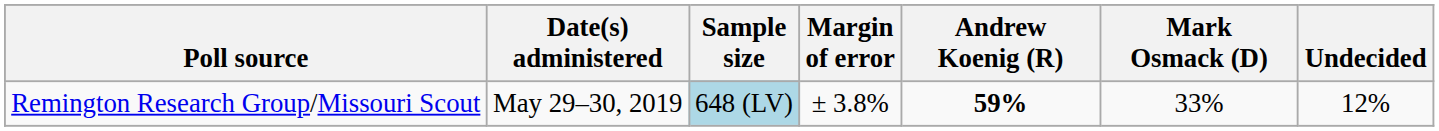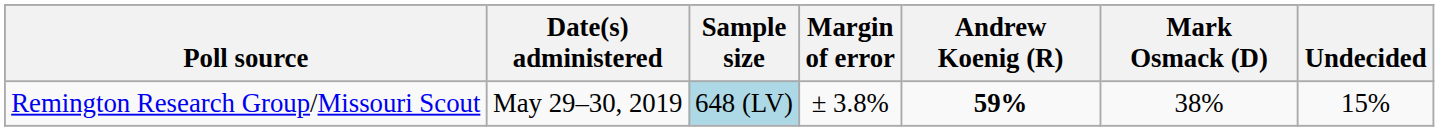(1199, 102) 33% -> (1199, 102) 38%
(1366, 102) 12% -> (1366, 102) 15%
